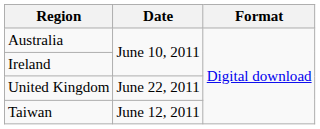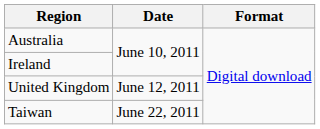(158, 87) June 22, 2011 -> (158, 87) June 12, 2011
(158, 111) June 12, 2011 -> (158, 111) June 22, 2011
